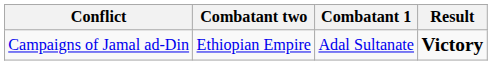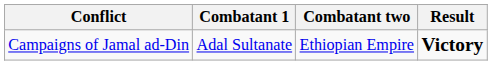columns swapped: (366, 17) <-> (254, 17)
